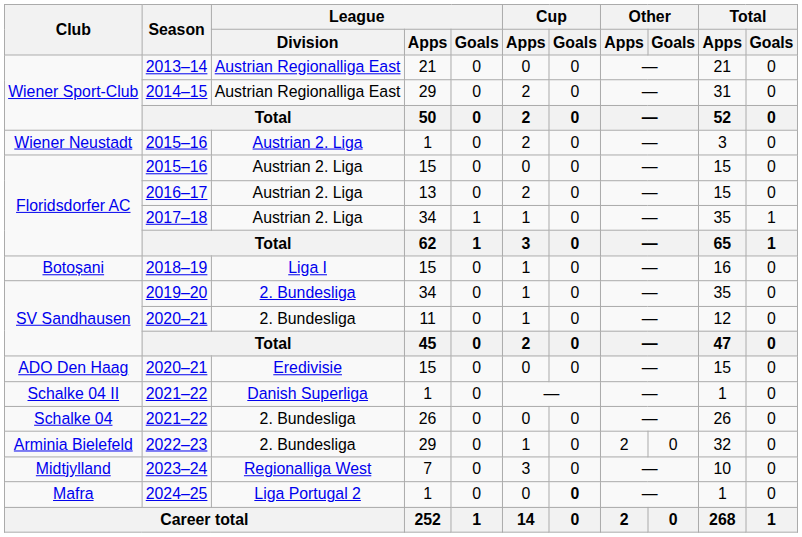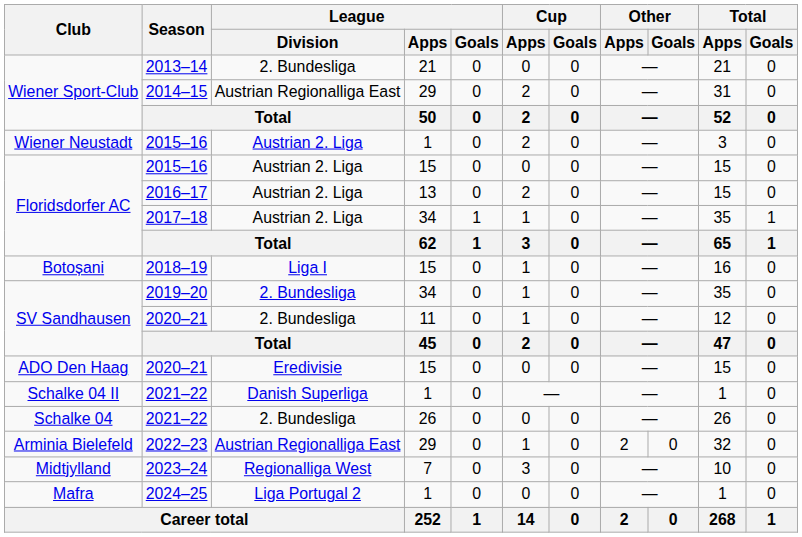(308, 67) Austrian Regionalliga East -> (308, 67) 2. Bundesliga
(308, 444) 2. Bundesliga -> (308, 444) Austrian Regionalliga East
(575, 494) bold -> (575, 494) normal
